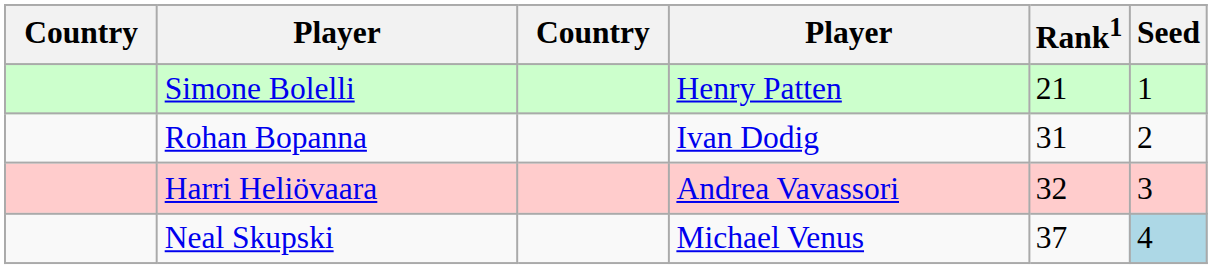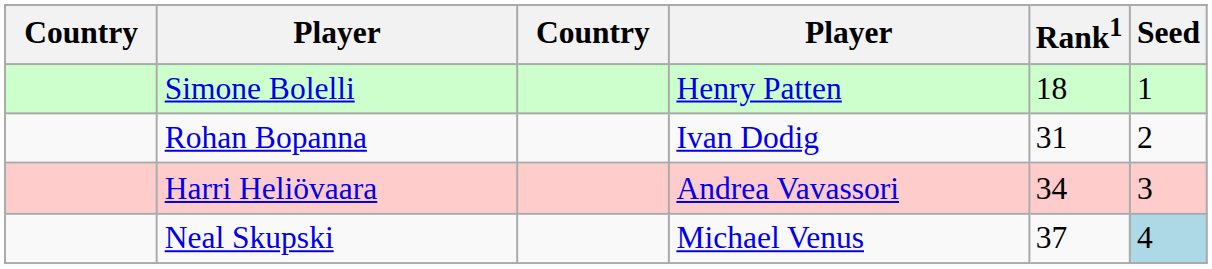(1051, 88) 21 -> (1051, 88) 18
(1051, 187) 32 -> (1051, 187) 34
